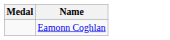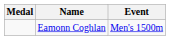+ column: (137, 12)
